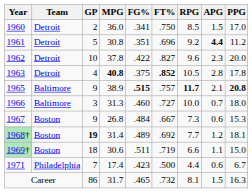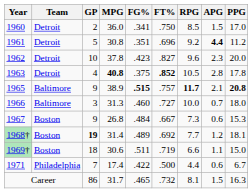(142, 58) .422 -> (142, 58) .423
(142, 165) .423 -> (142, 165) .422
